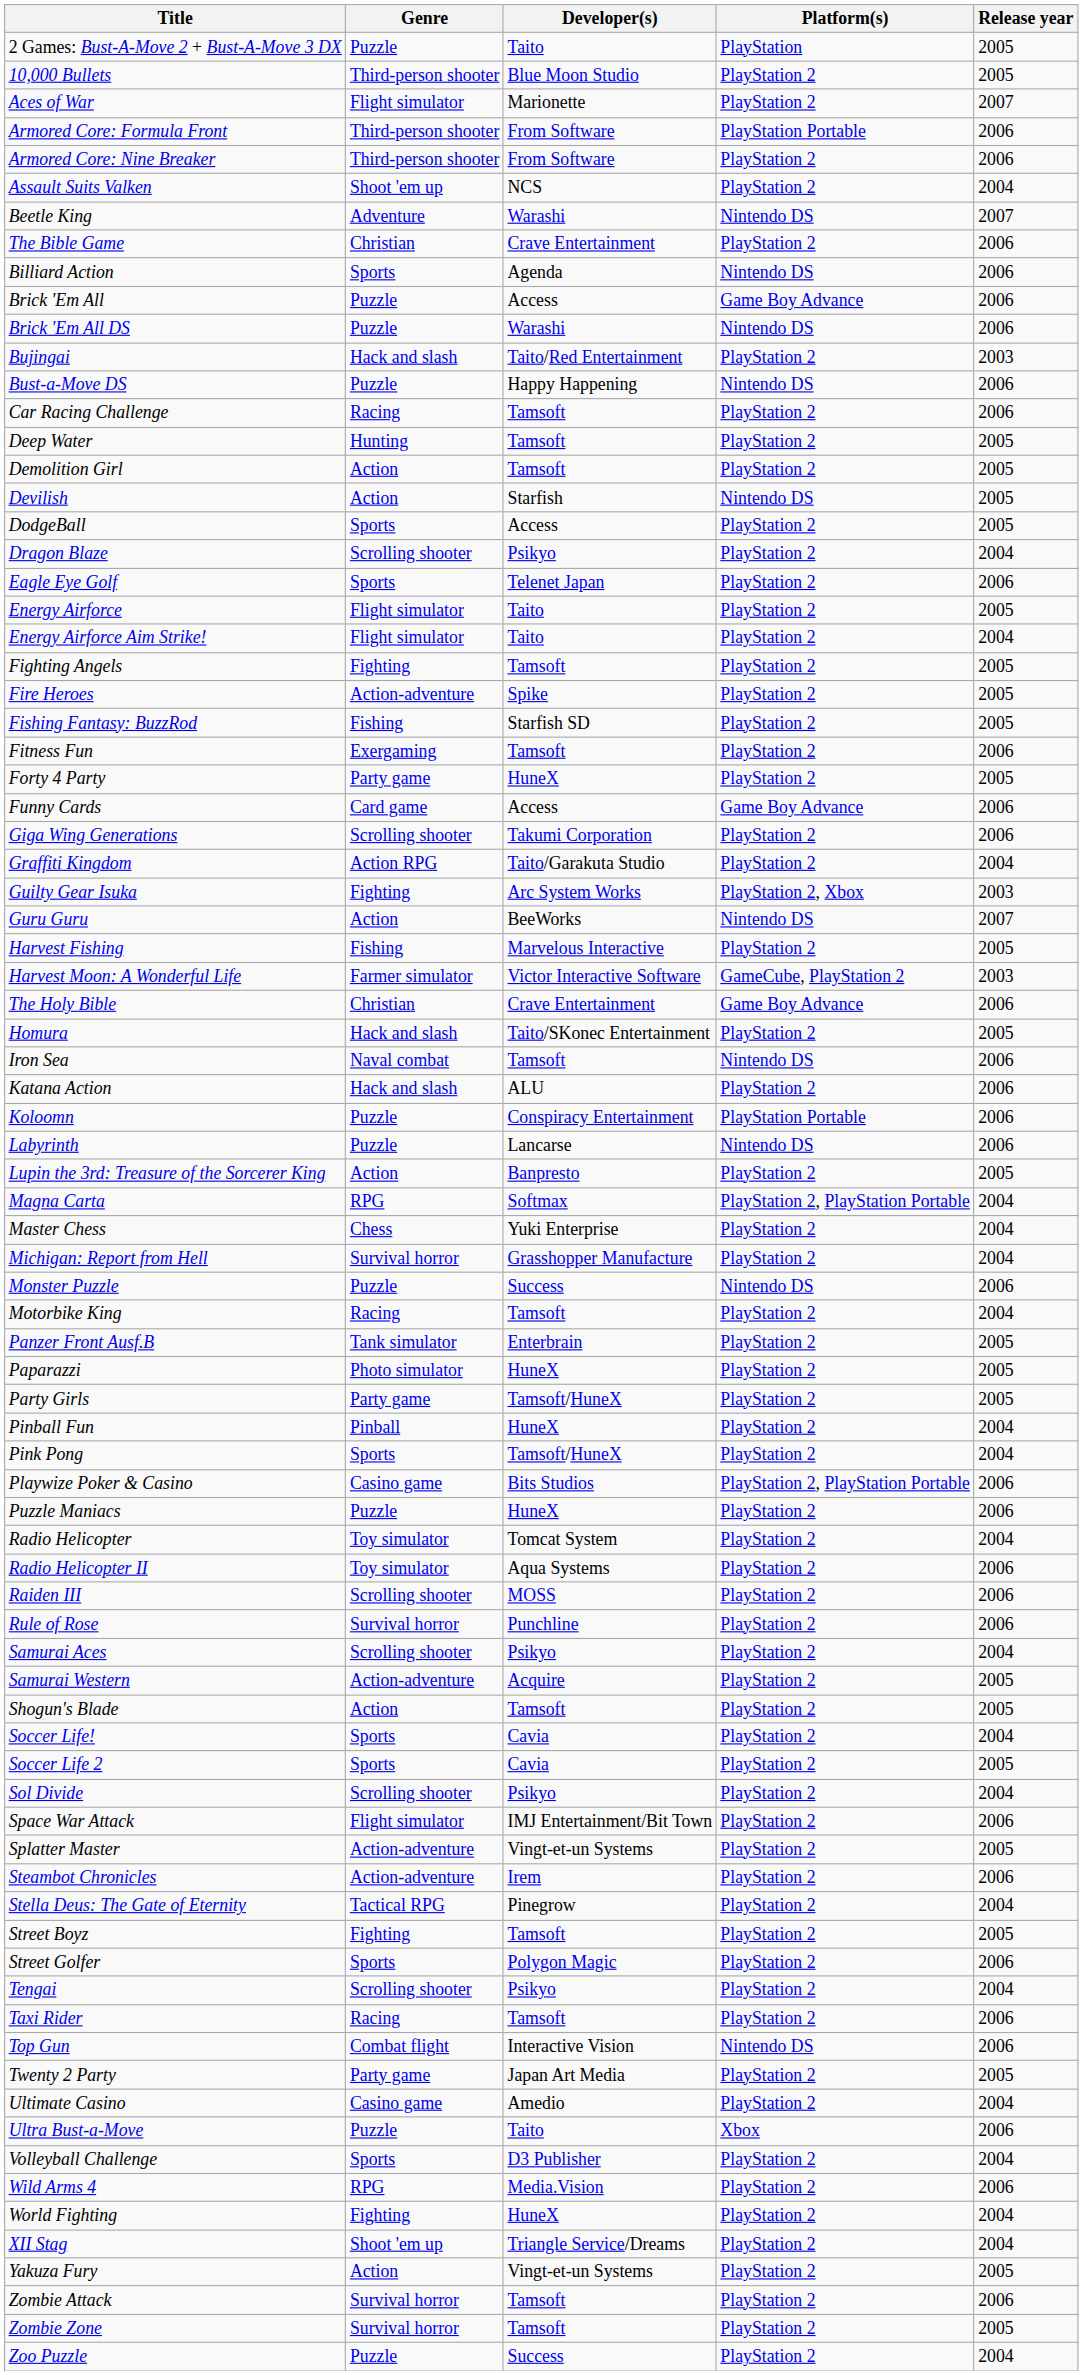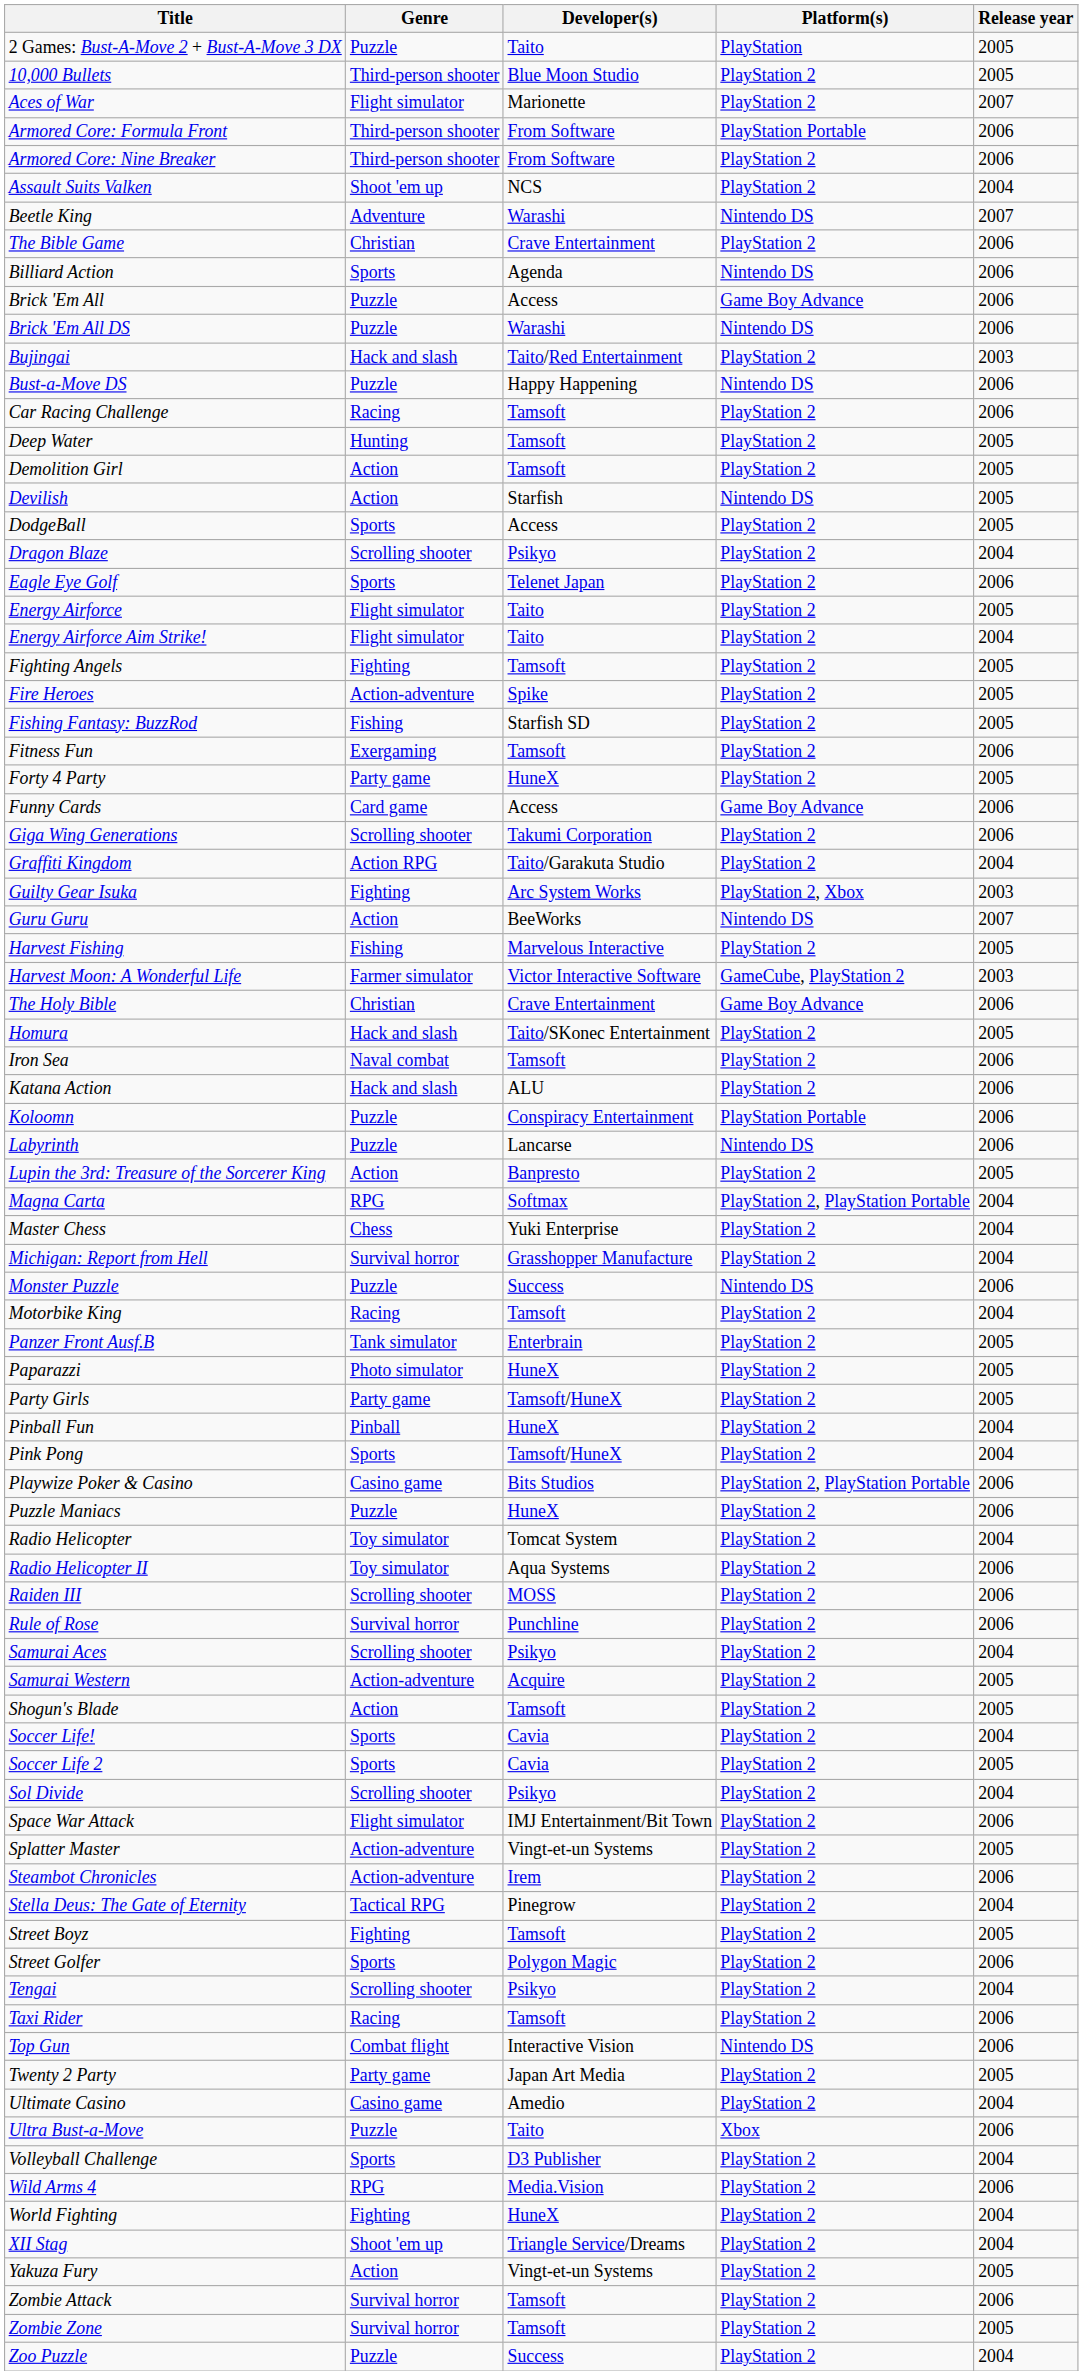(767, 1060) Nintendo DS -> (768, 1060) PlayStation 2
